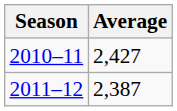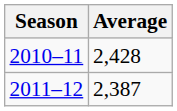(117, 55) 2,427 -> (117, 55) 2,428
